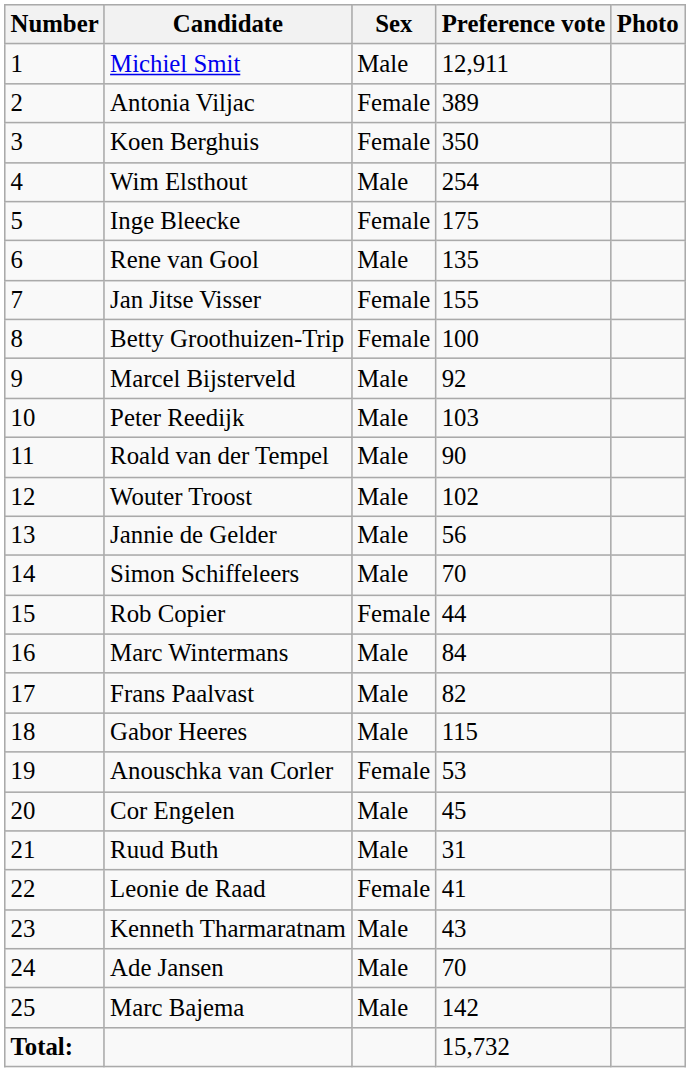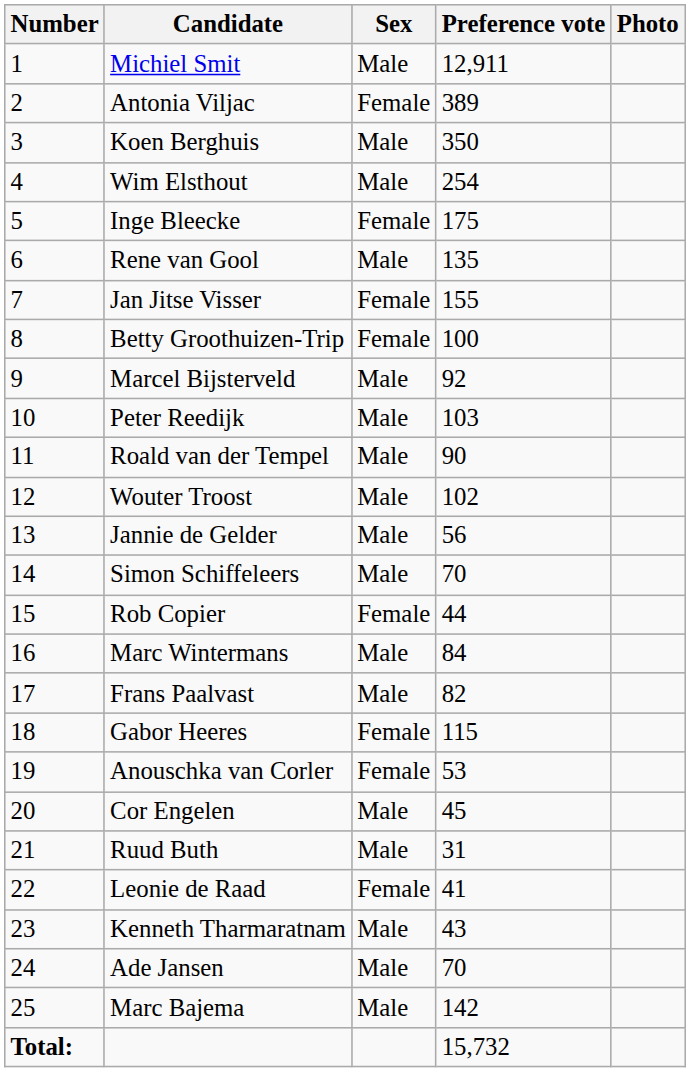(394, 142) Female -> (383, 142) Male
(383, 732) Male -> (394, 732) Female
